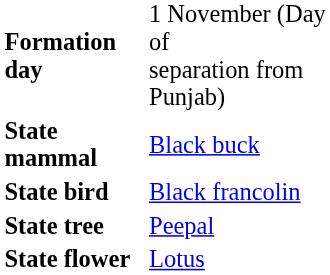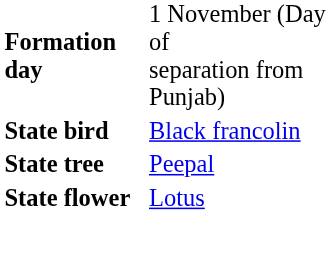- row: (51, 144)
